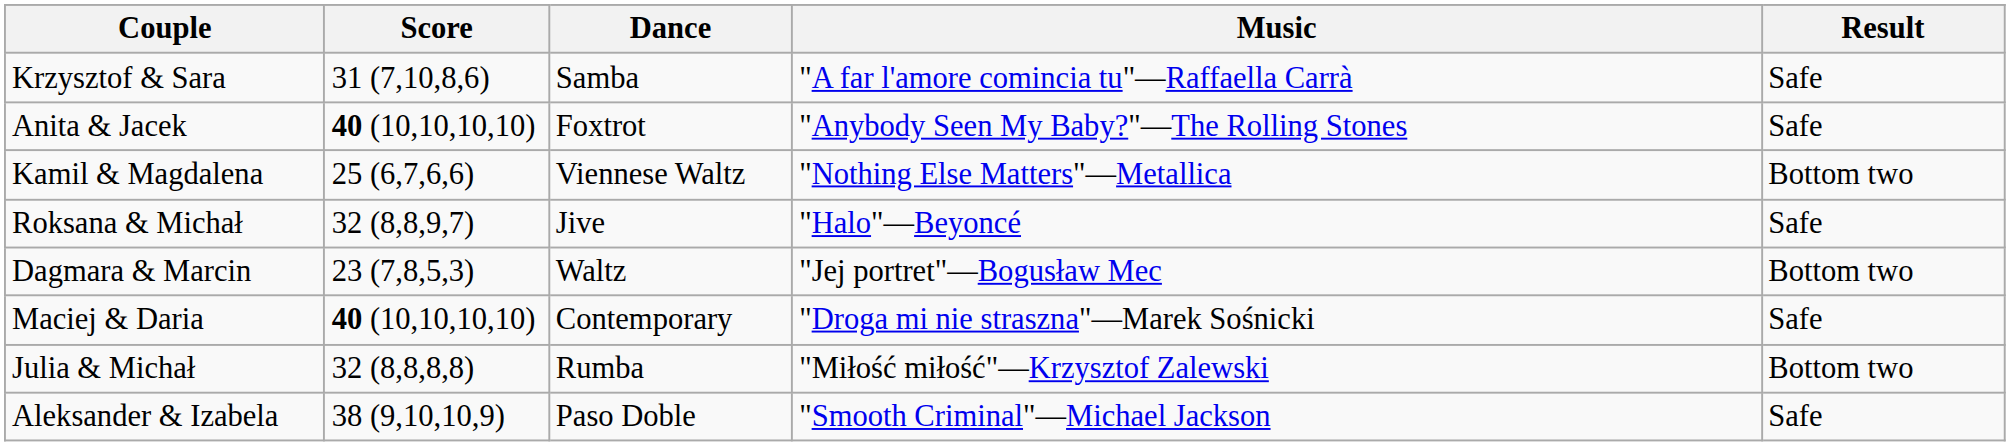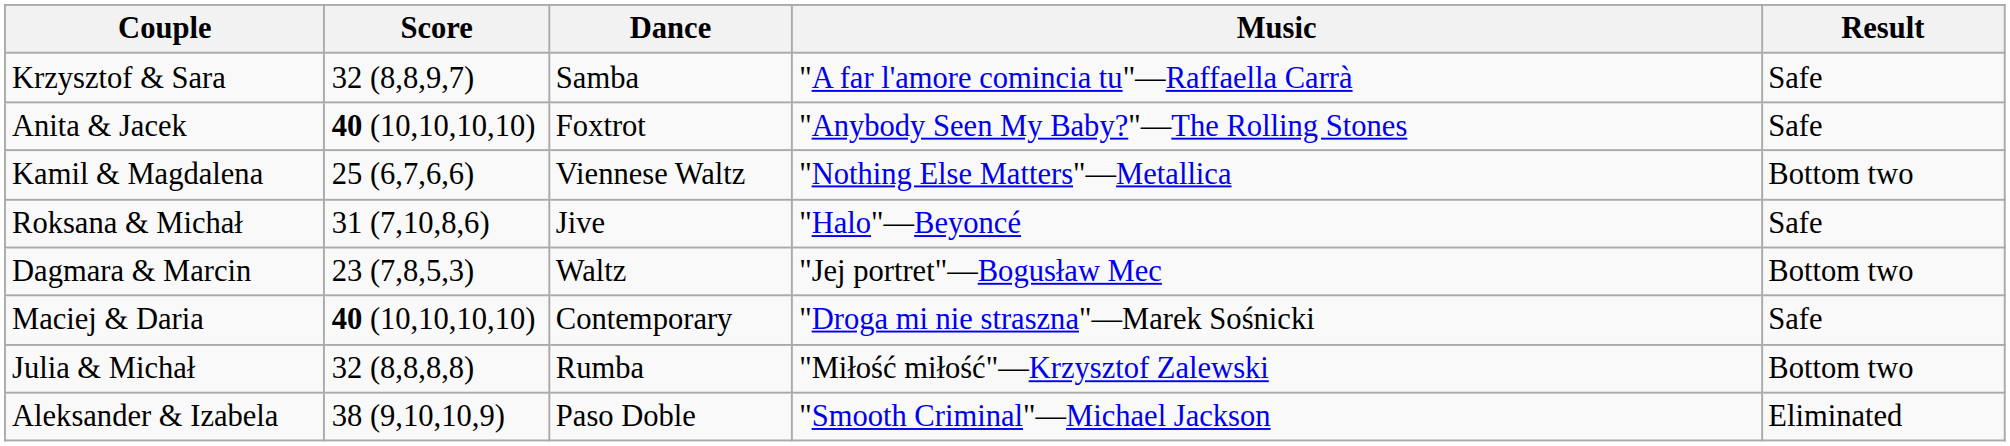(411, 77) 31 (7,10,8,6) -> (403, 77) 32 (8,8,9,7)
(403, 222) 32 (8,8,9,7) -> (411, 222) 31 (7,10,8,6)
(1795, 416) Safe -> (1835, 416) Eliminated
